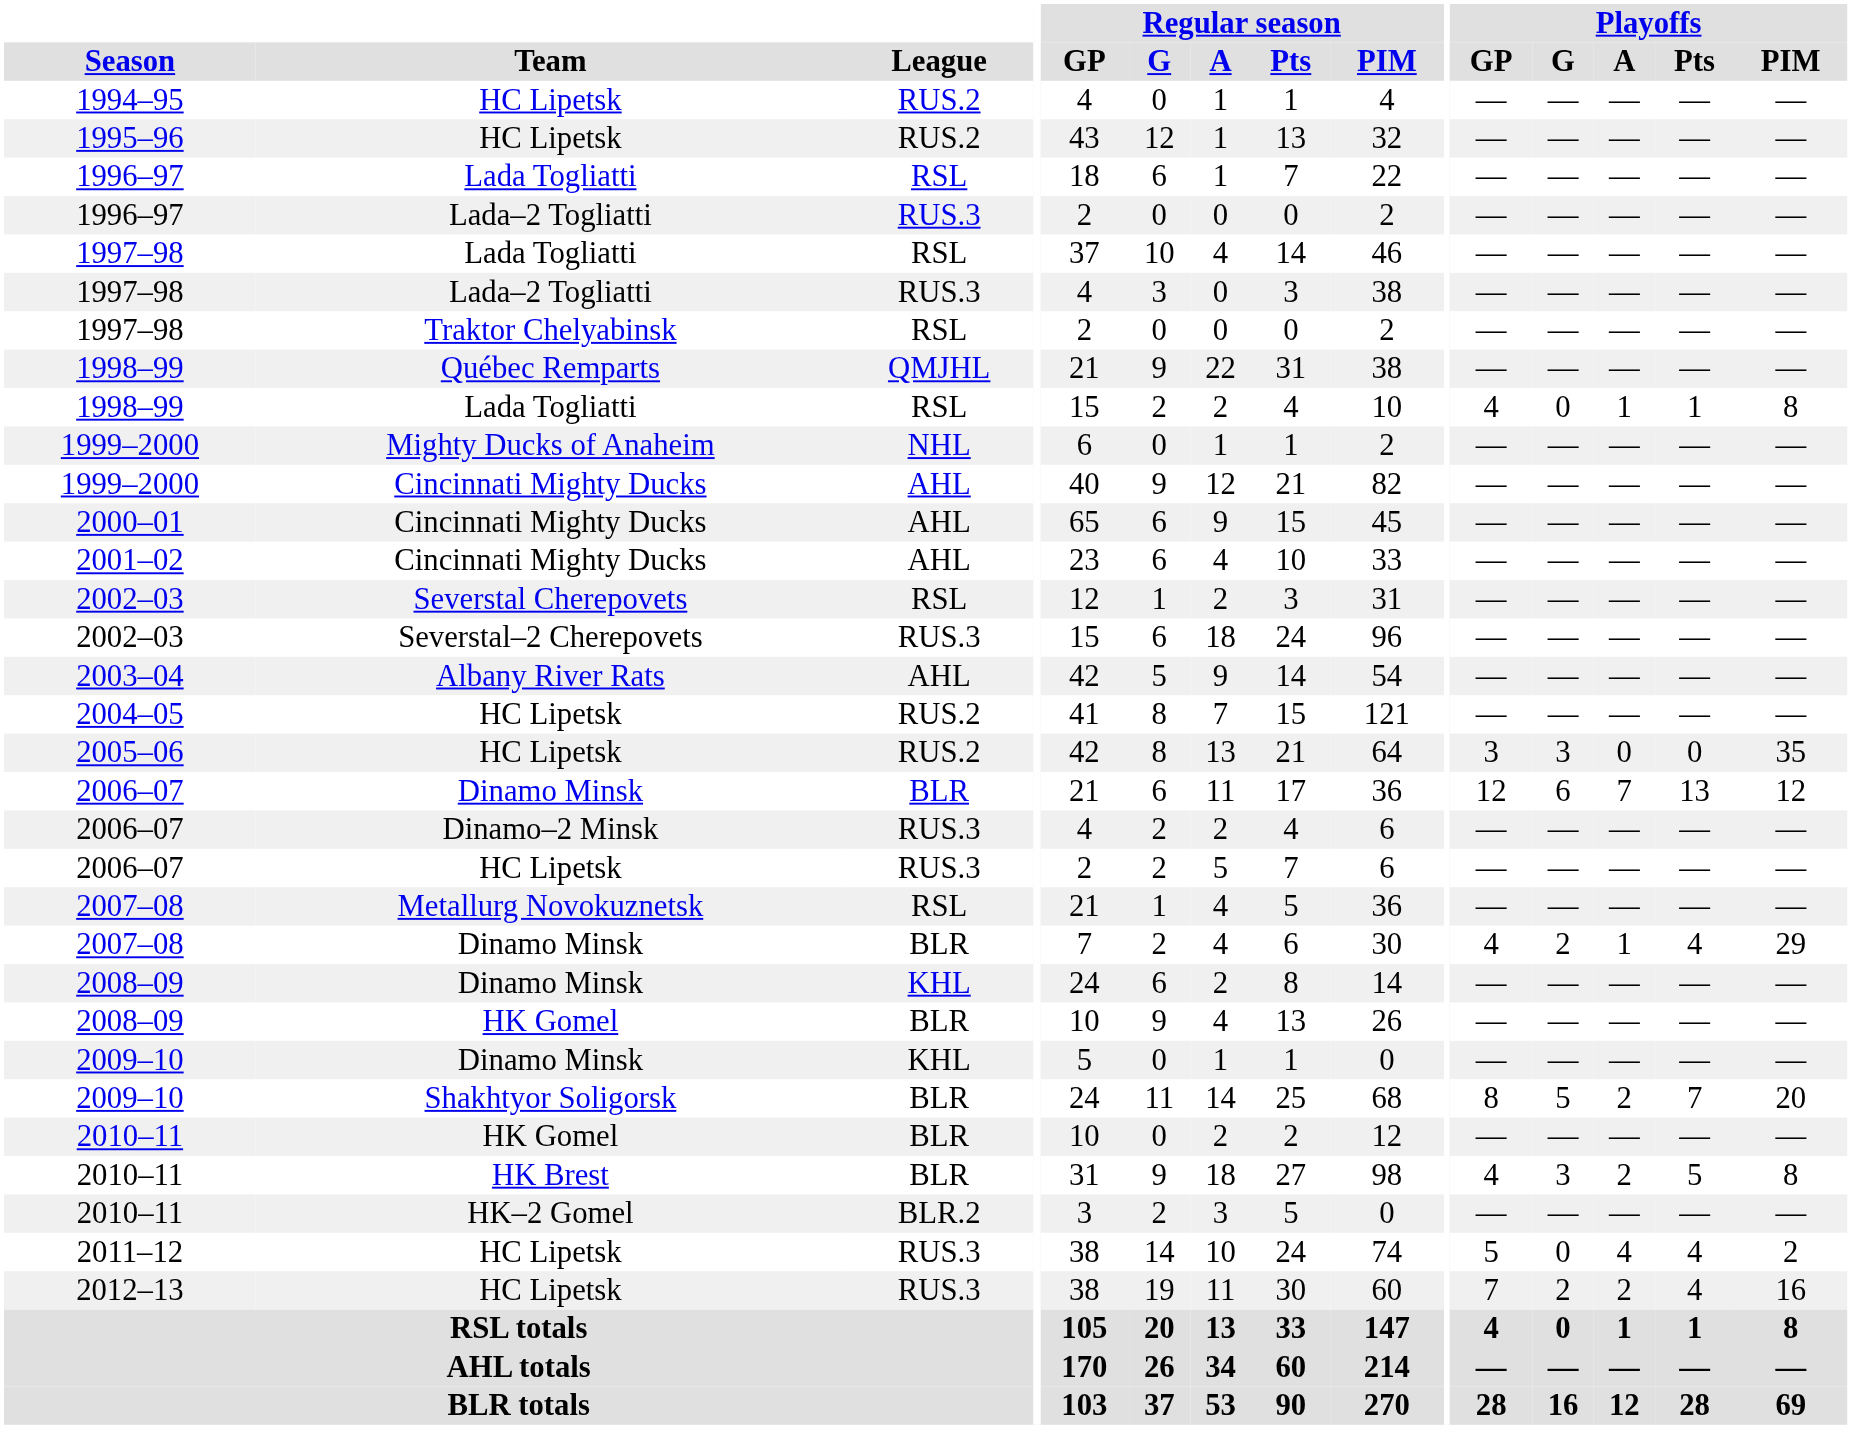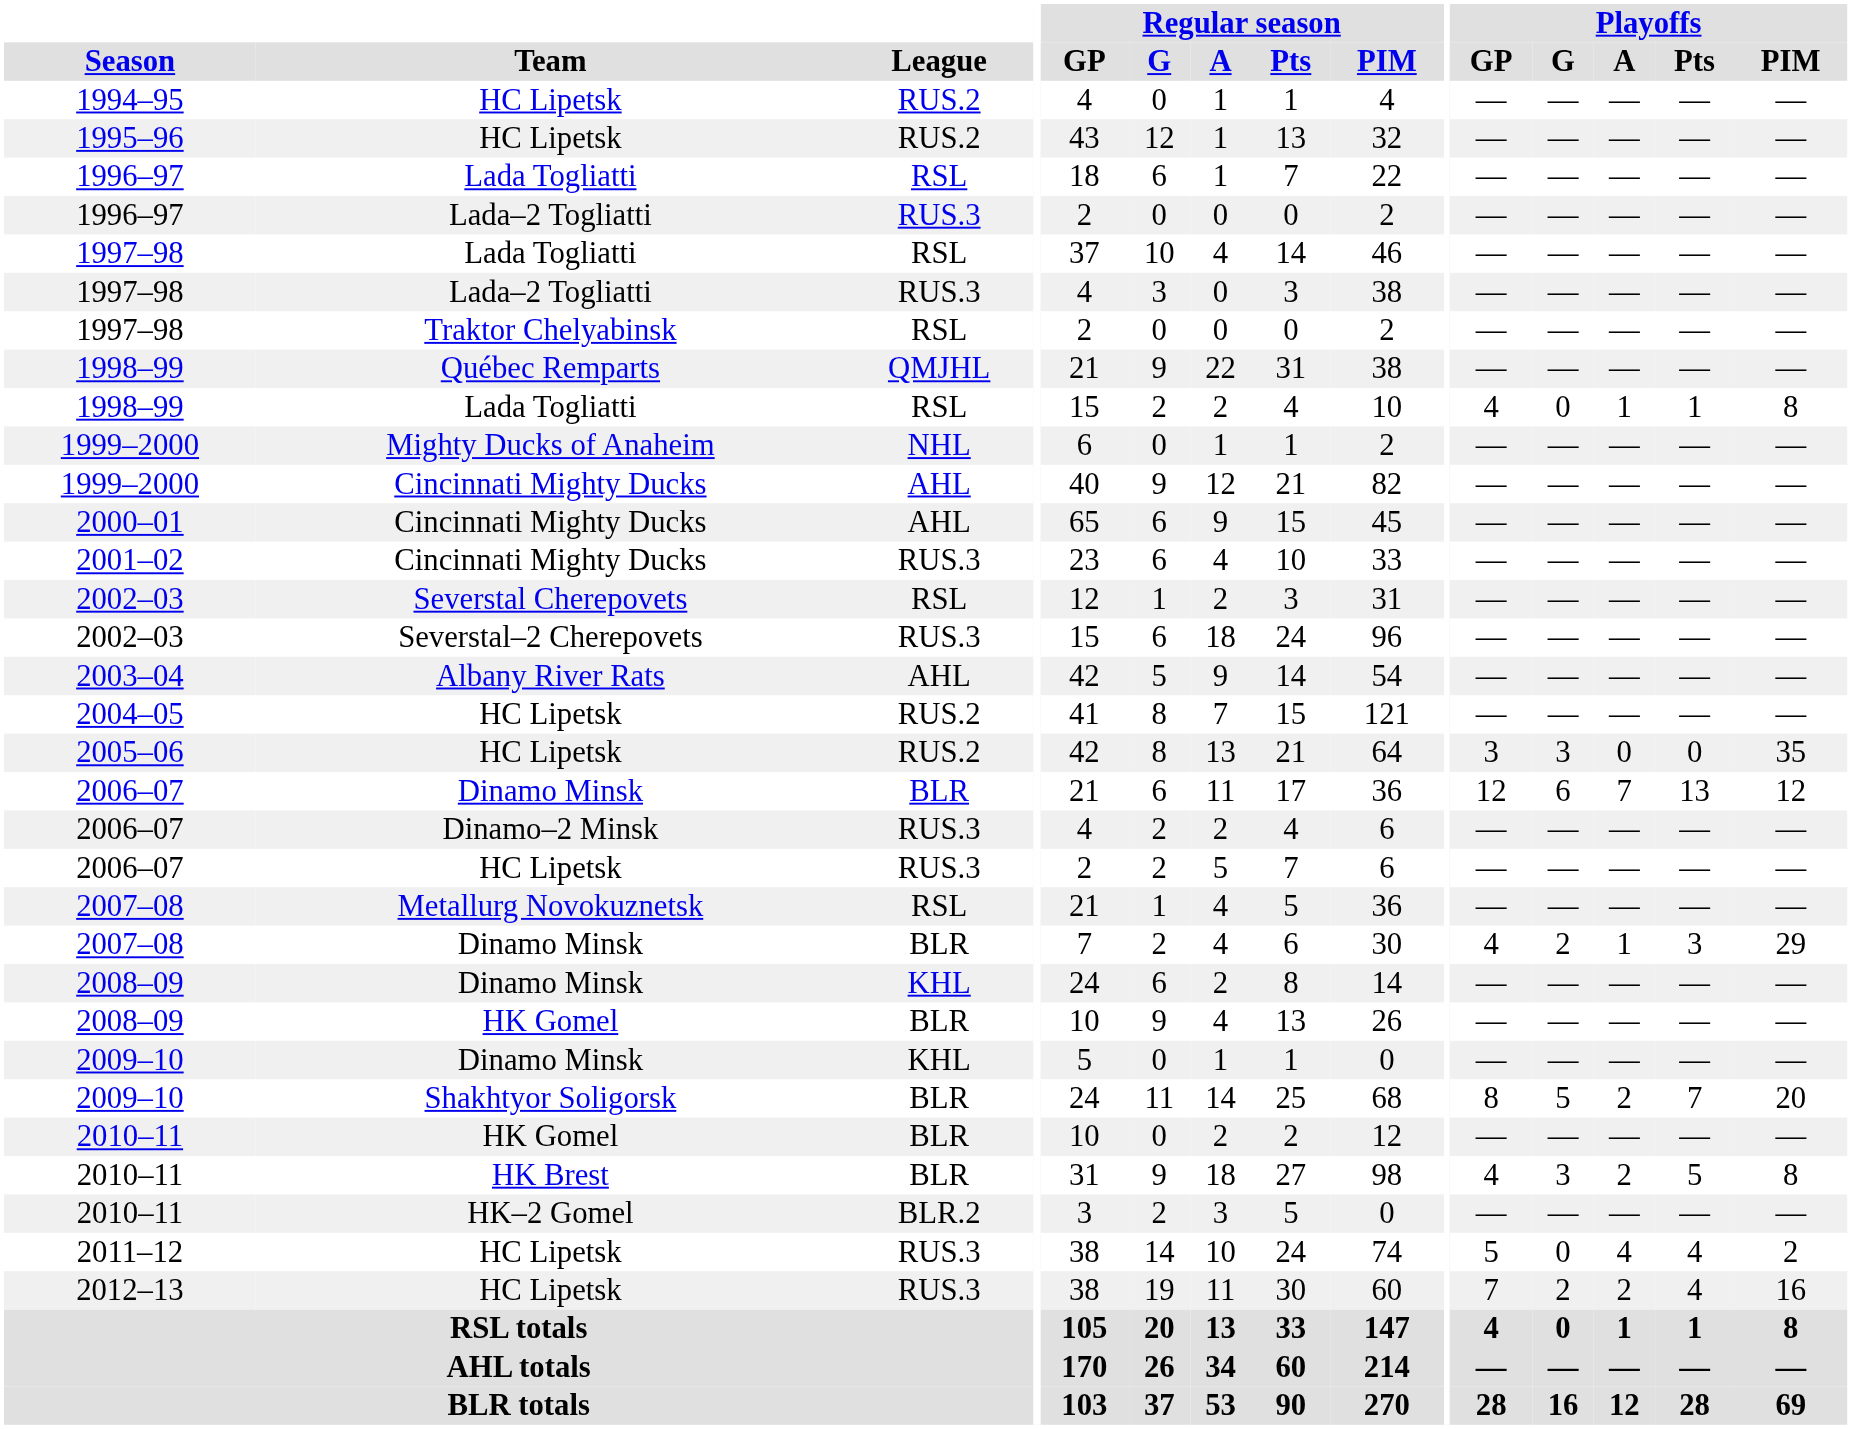(939, 560) AHL -> (939, 560) RUS.3
(1695, 944) 4 -> (1695, 944) 3
